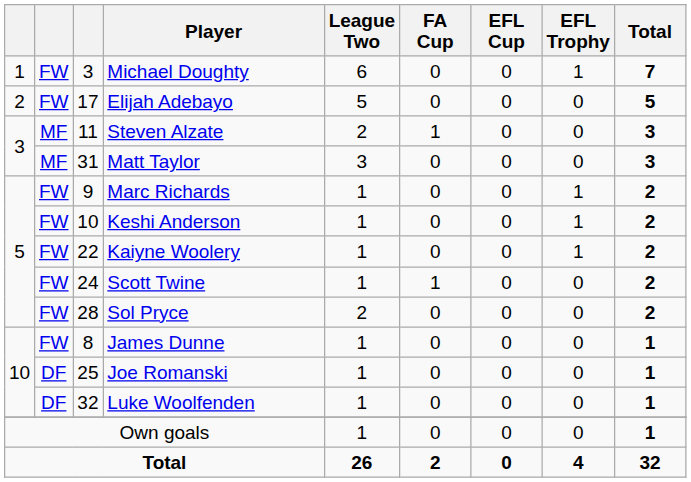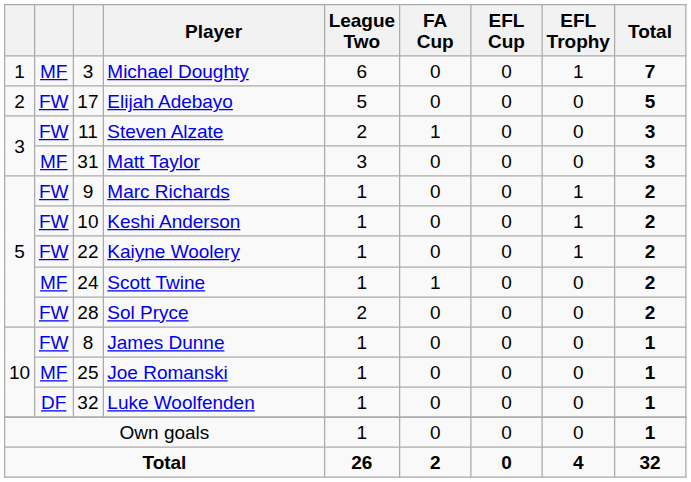(54, 71) FW -> (54, 71) MF
(54, 131) MF -> (54, 131) FW
(54, 282) FW -> (54, 282) MF
(54, 372) DF -> (54, 372) MF
